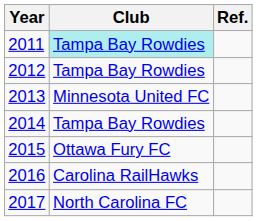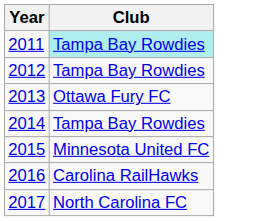- column: (233, 17)
(131, 96) Minnesota United FC -> (112, 96) Ottawa Fury FC
(112, 149) Ottawa Fury FC -> (131, 149) Minnesota United FC
